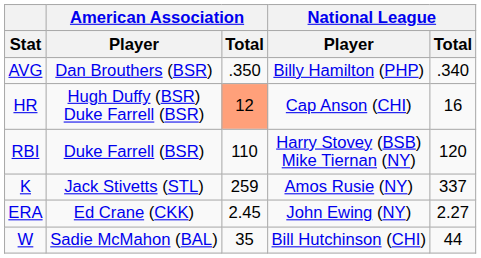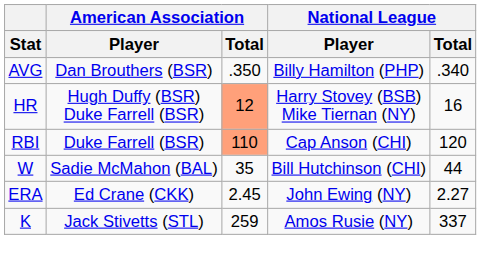(349, 106) Cap Anson (CHI) -> (349, 106) Harry Stovey (BSB) Mike Tiernan (NY)
(245, 151) no background -> (245, 141) lightsalmon background
(349, 151) Harry Stovey (BSB) Mike Tiernan (NY) -> (349, 141) Cap Anson (CHI)
rows swapped: (25, 239) <-> (25, 187)
